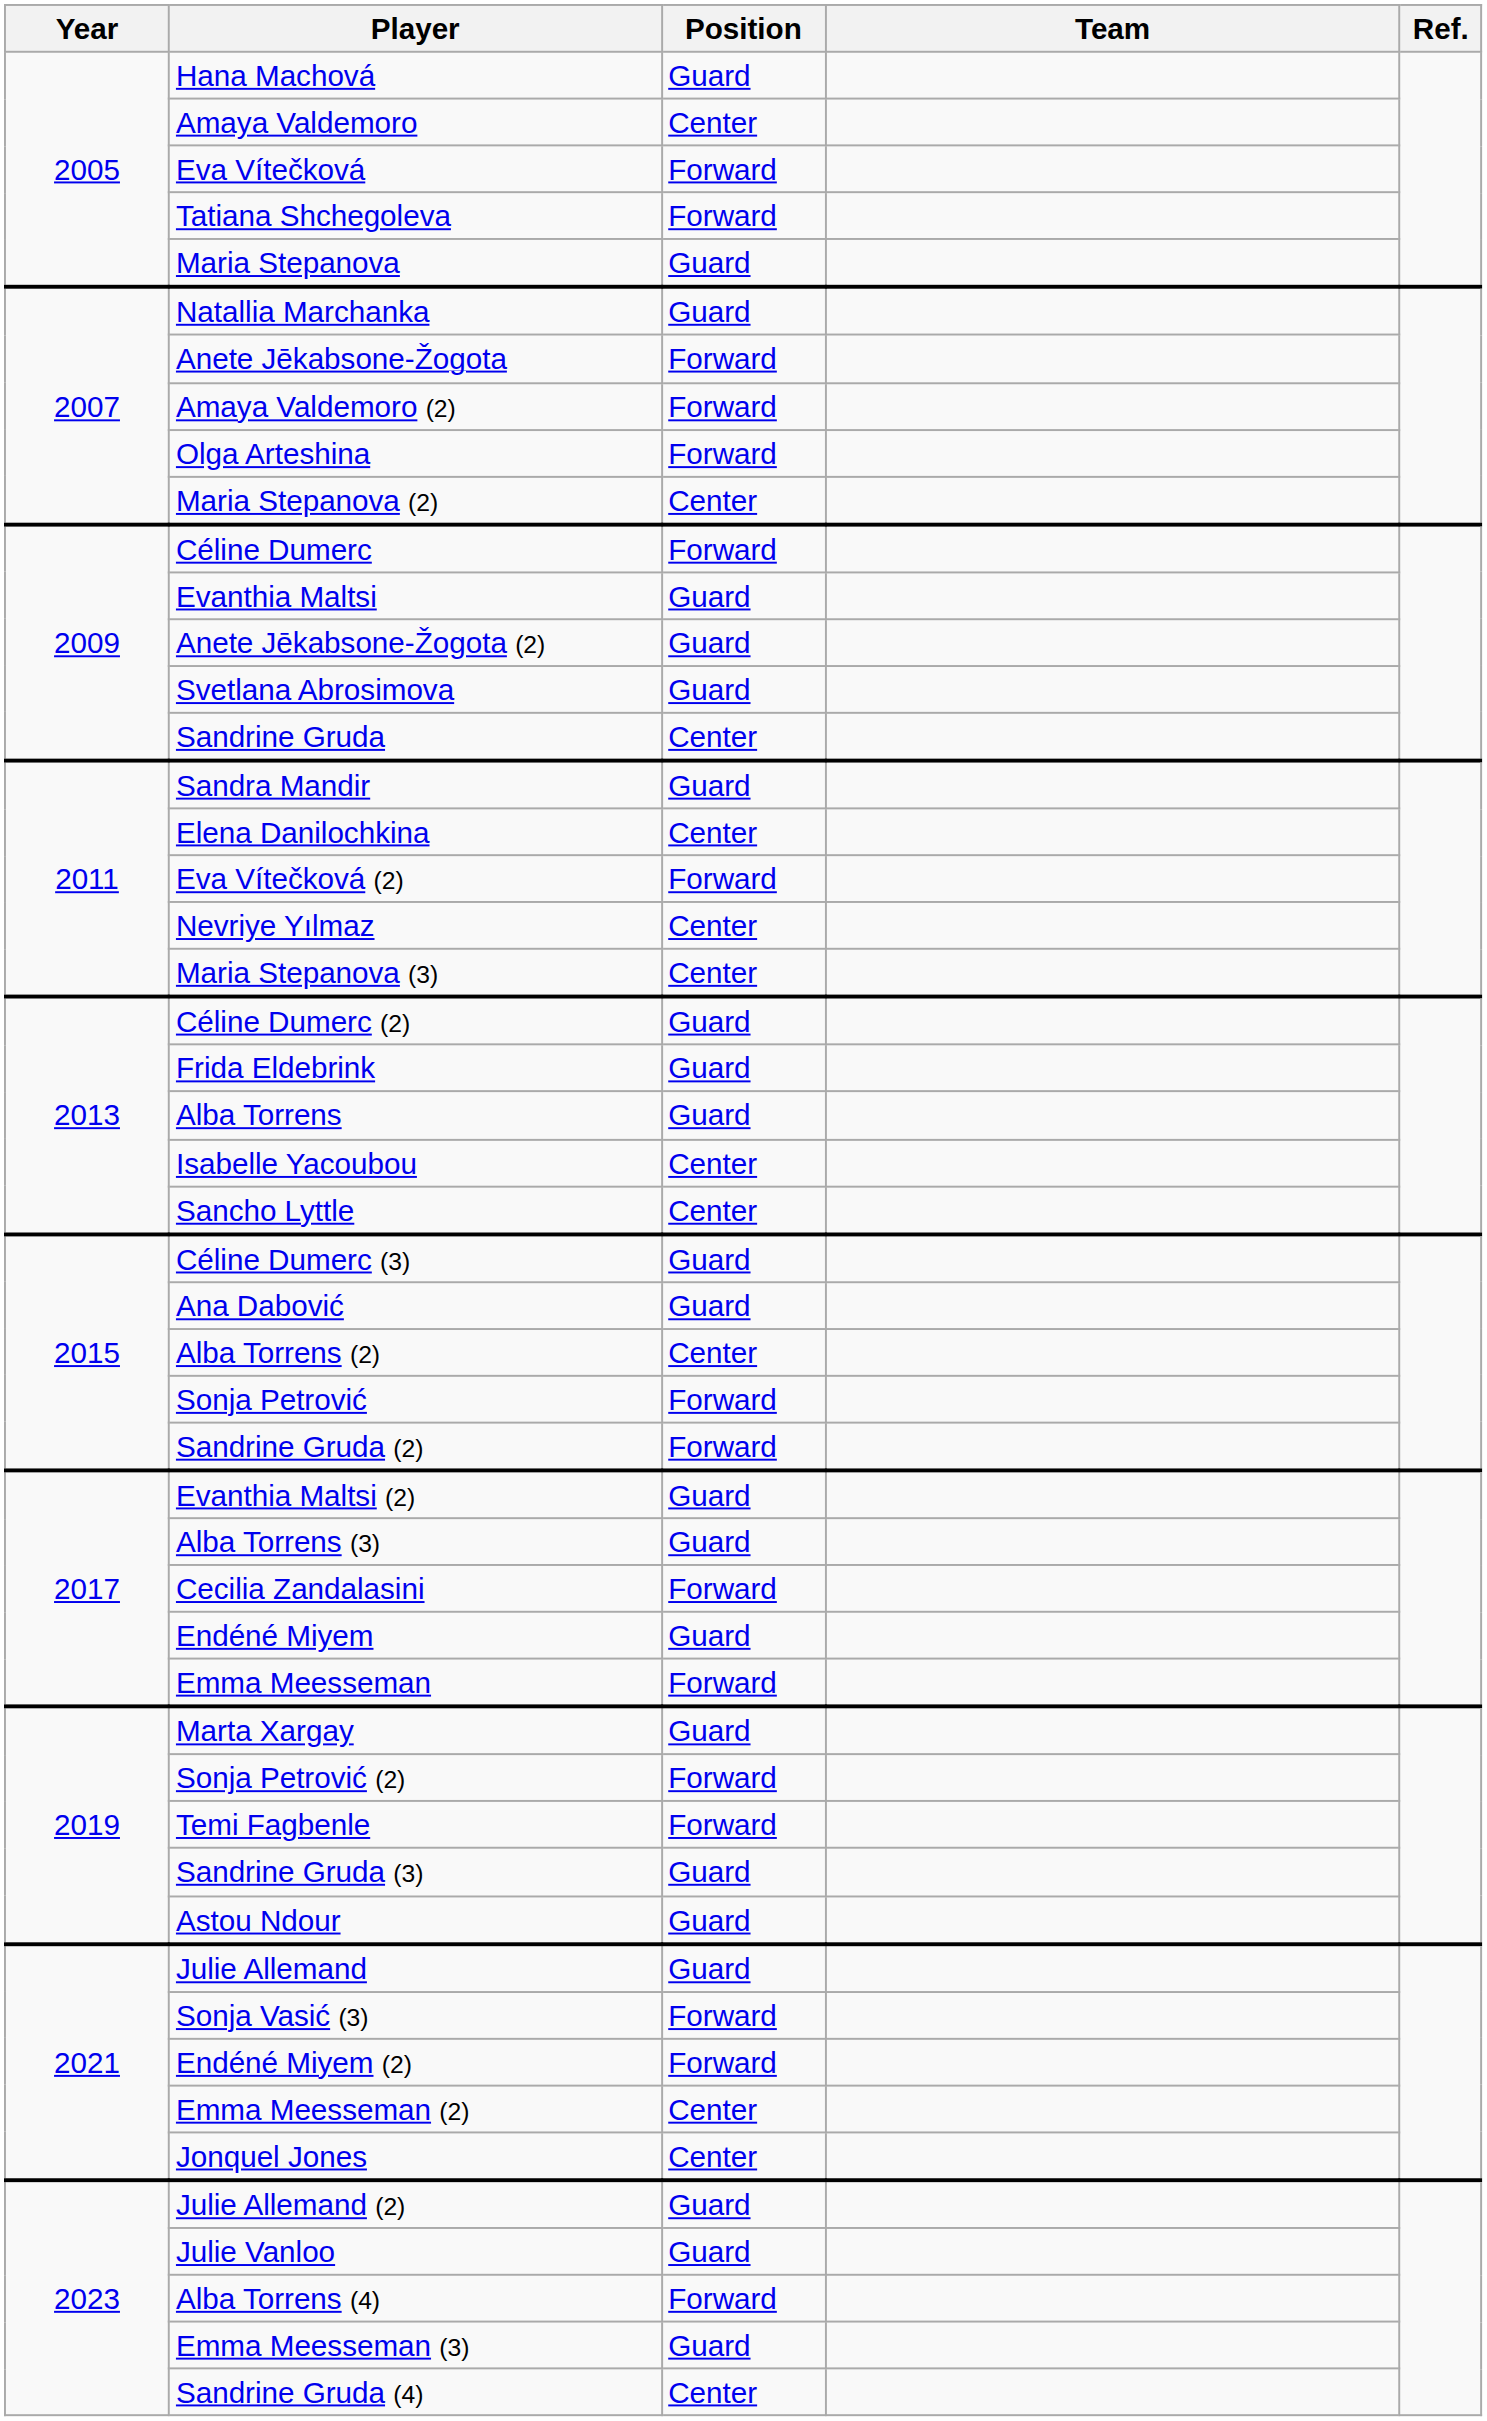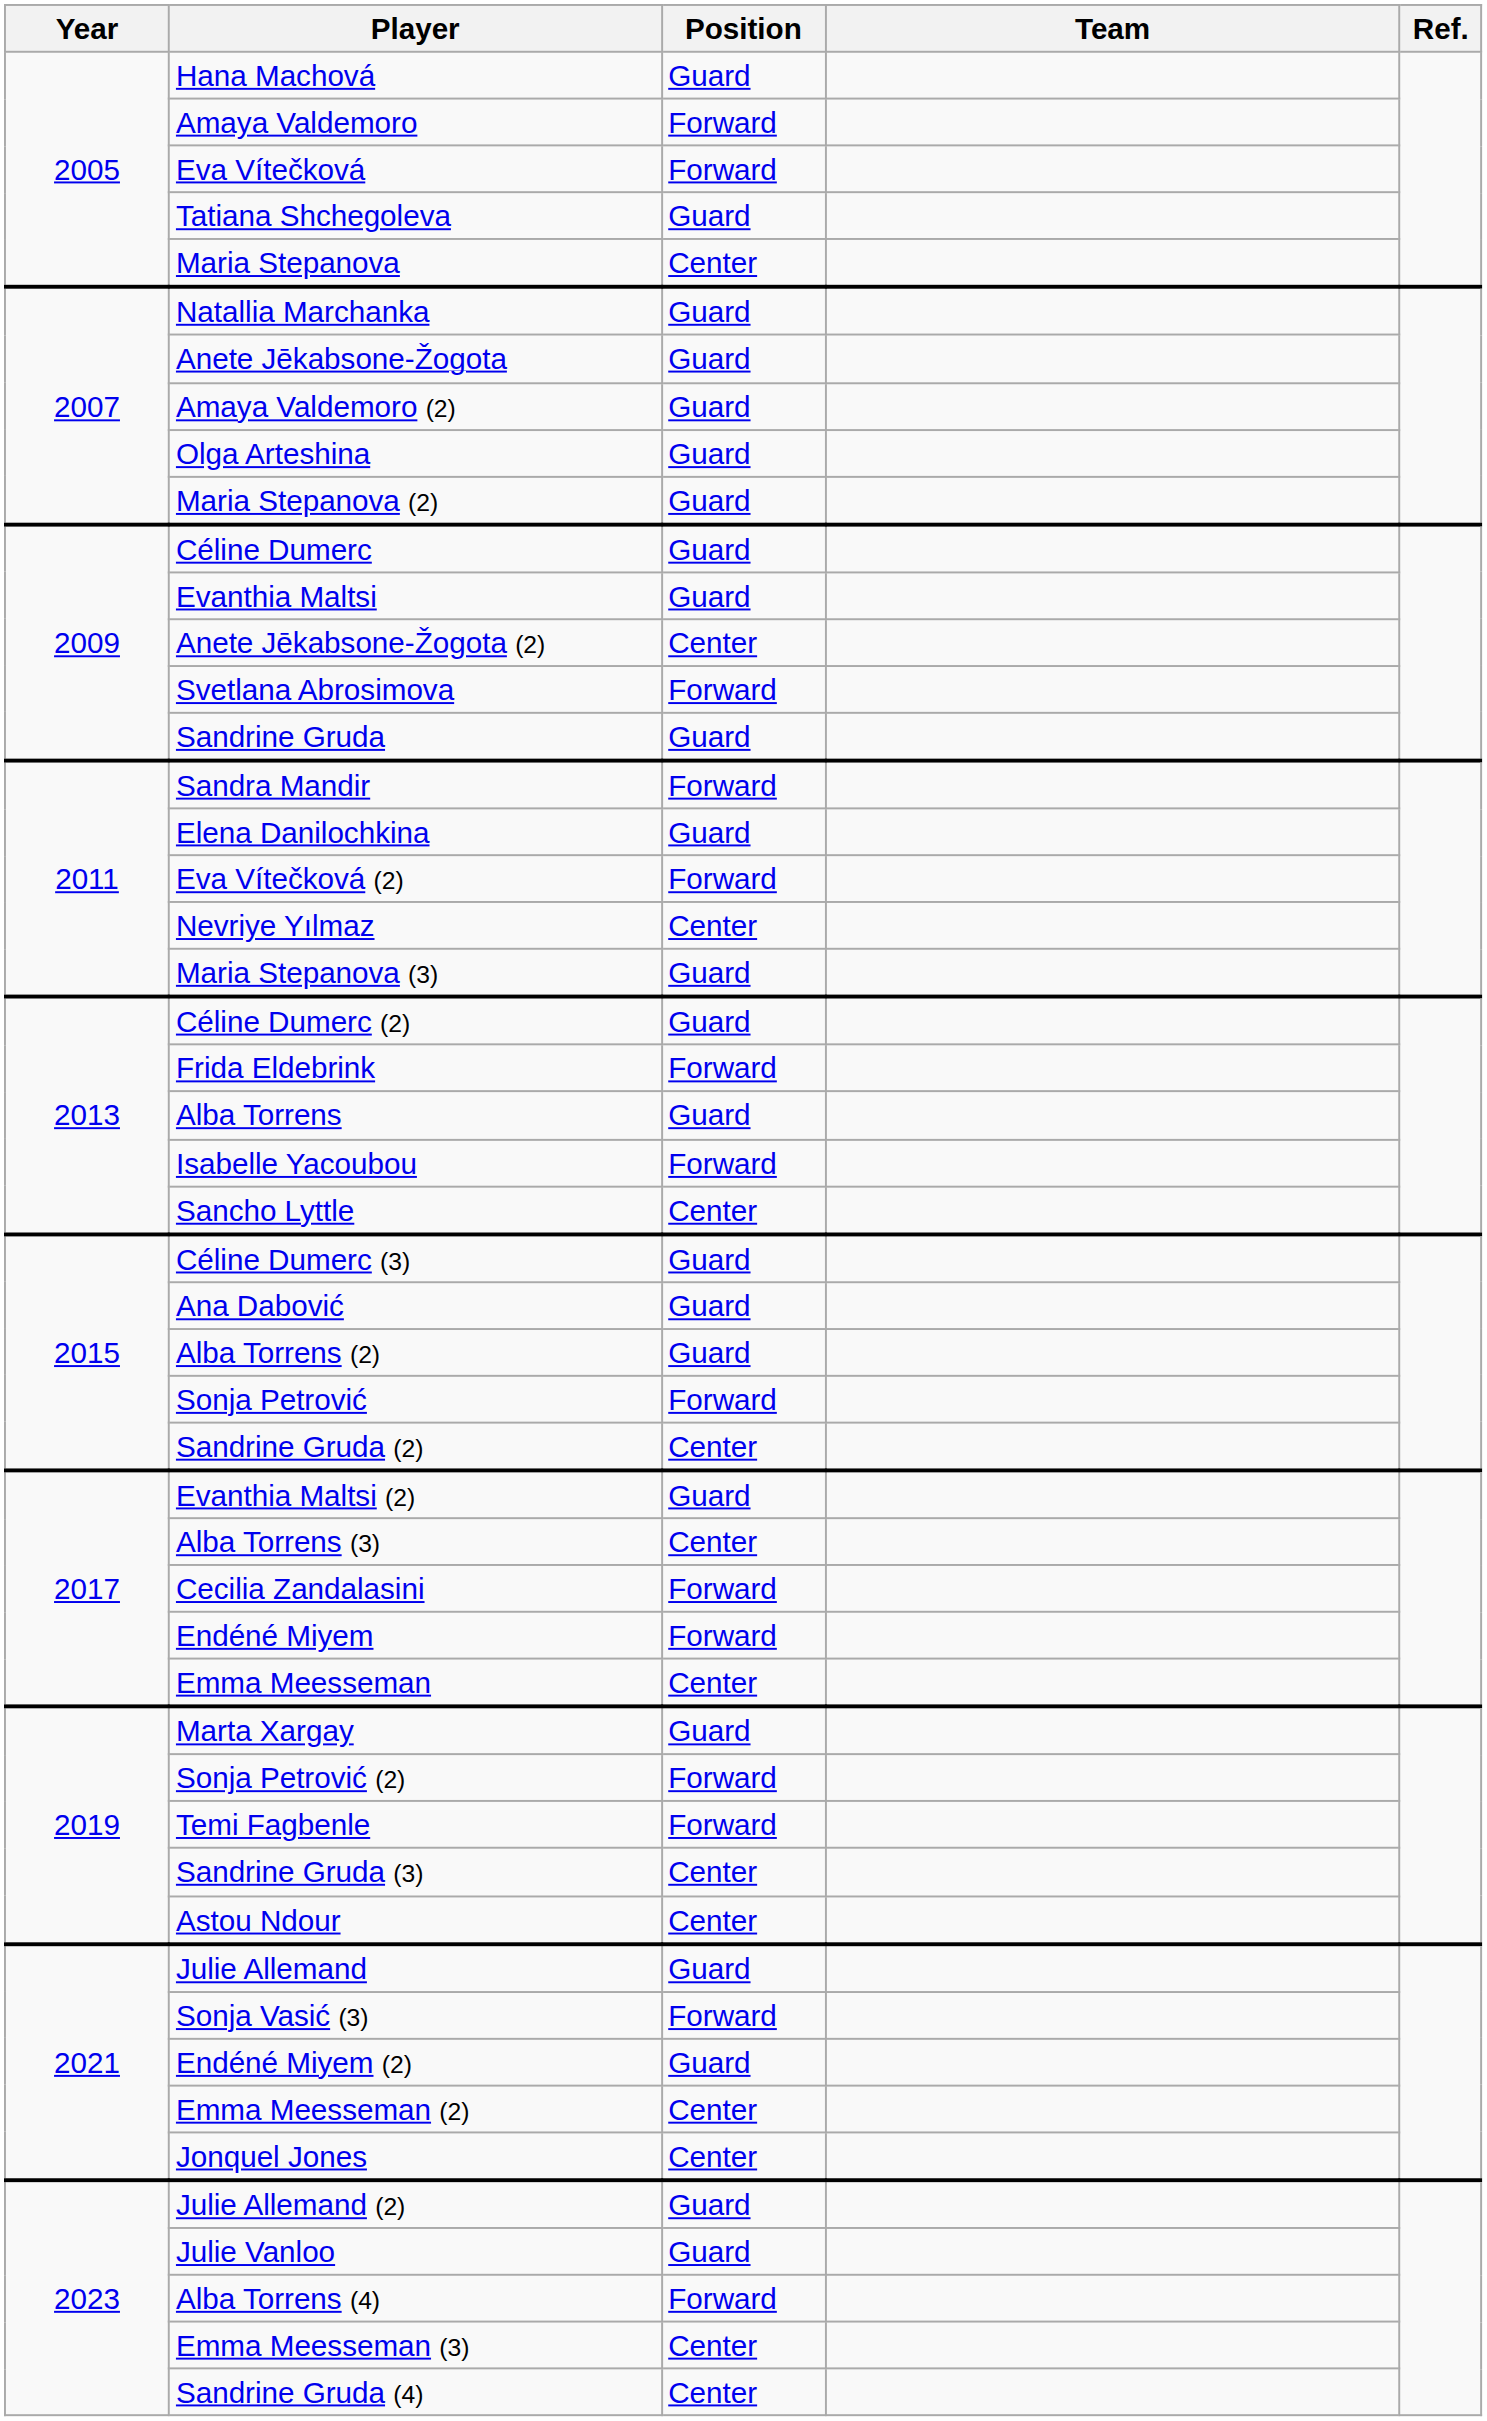(713, 122) Center -> (723, 122) Forward
(723, 216) Forward -> (709, 216) Guard
(709, 263) Guard -> (713, 263) Center
(723, 359) Forward -> (709, 359) Guard
(723, 406) Forward -> (709, 406) Guard
(723, 453) Forward -> (709, 453) Guard
(713, 500) Center -> (709, 500) Guard
(723, 549) Forward -> (709, 549) Guard
(709, 643) Guard -> (713, 643) Center
(709, 689) Guard -> (723, 689) Forward
(713, 736) Center -> (709, 736) Guard
(709, 785) Guard -> (723, 785) Forward
(713, 832) Center -> (709, 832) Guard
(713, 973) Center -> (709, 973) Guard
(709, 1069) Guard -> (723, 1069) Forward
(713, 1163) Center -> (723, 1163) Forward
(713, 1352) Center -> (709, 1352) Guard
(723, 1446) Forward -> (713, 1446) Center
(709, 1542) Guard -> (713, 1542) Center
(709, 1636) Guard -> (723, 1636) Forward
(723, 1683) Forward -> (713, 1683) Center
(709, 1872) Guard -> (713, 1872) Center
(709, 1919) Guard -> (713, 1919) Center
(723, 2062) Forward -> (709, 2062) Guard
(709, 2345) Guard -> (713, 2345) Center
